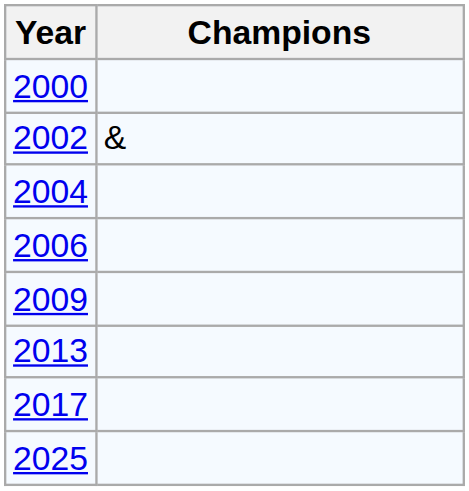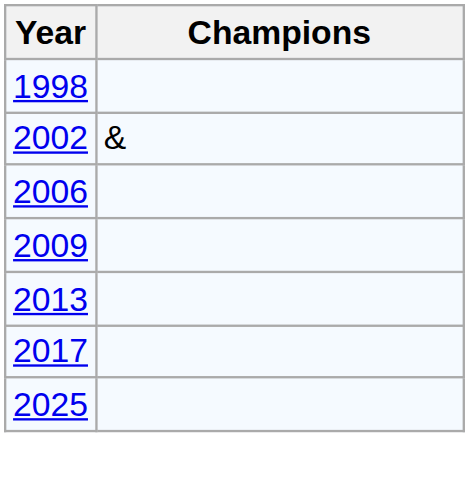+ row: (51, 85)
- row: (51, 85)
- row: (51, 192)
